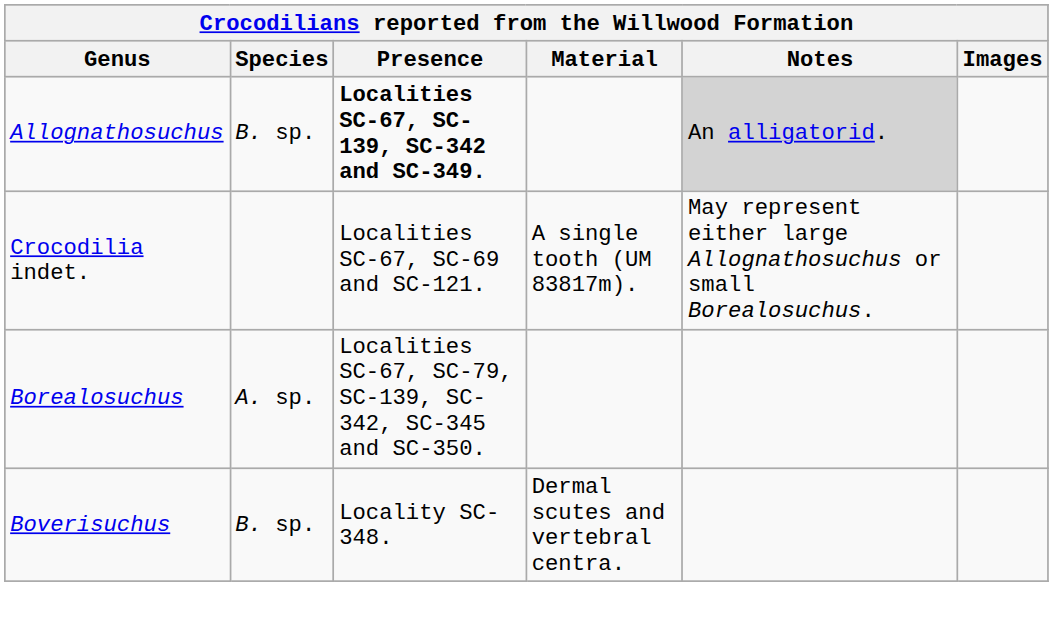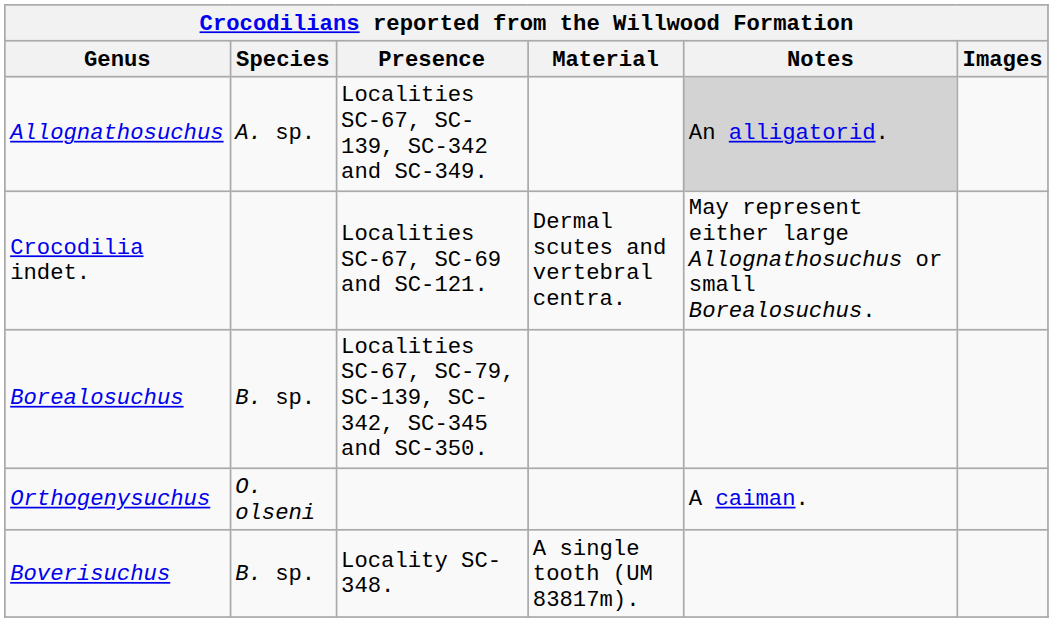(275, 134) B. sp. -> (275, 134) A. sp.
(413, 134) bold -> (414, 134) normal
(592, 260) A single tooth (UM 83817m). -> (600, 260) Dermal scutes and vertebral centra.
(275, 399) A. sp. -> (275, 399) B. sp.
+ row: (110, 499)
(598, 525) Dermal scutes and vertebral centra. -> (593, 574) A single tooth (UM 83817m).
